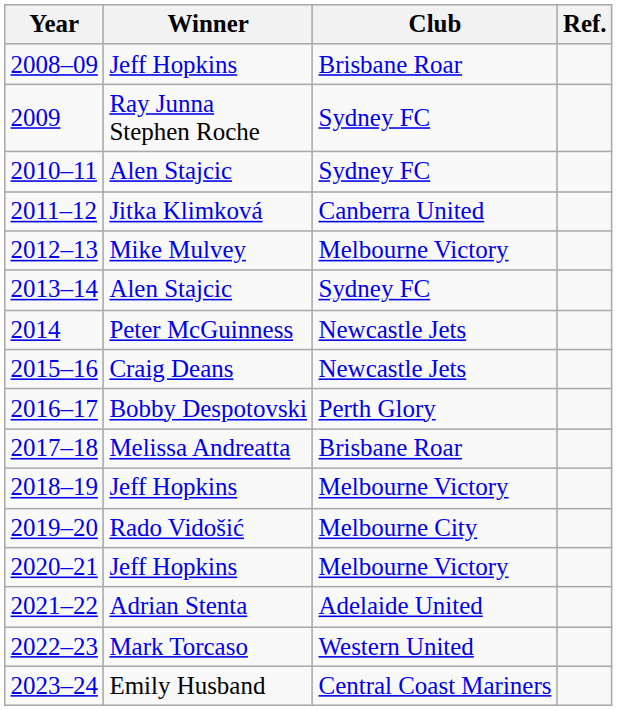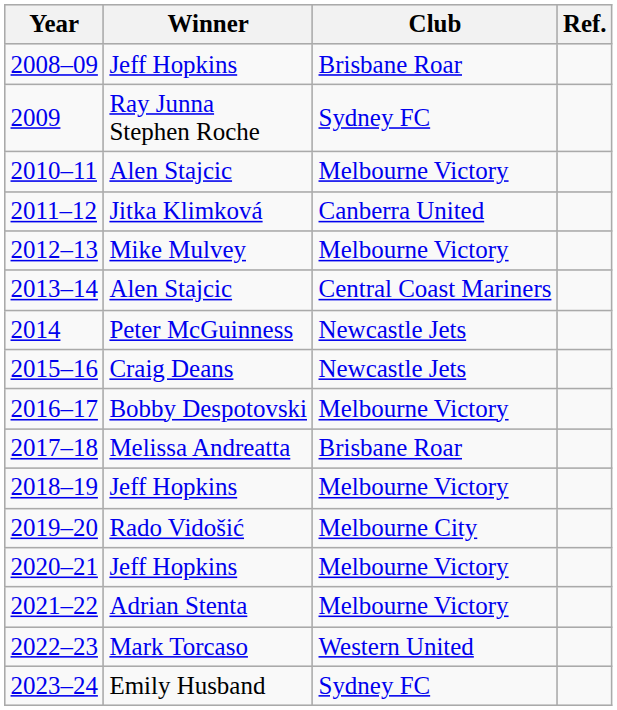(374, 171) Sydney FC -> (414, 171) Melbourne Victory
(374, 289) Sydney FC -> (435, 289) Central Coast Mariners
(377, 408) Perth Glory -> (414, 408) Melbourne Victory
(401, 606) Adelaide United -> (414, 606) Melbourne Victory
(435, 685) Central Coast Mariners -> (374, 685) Sydney FC
